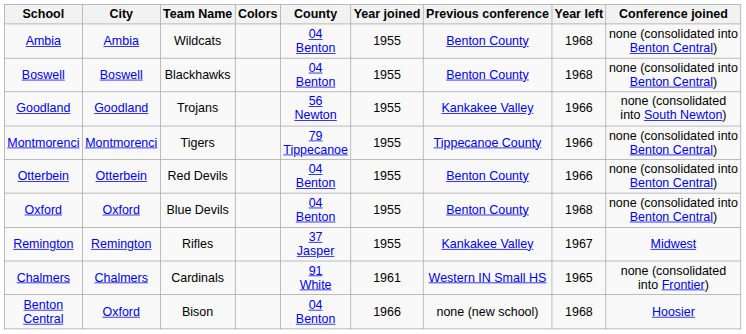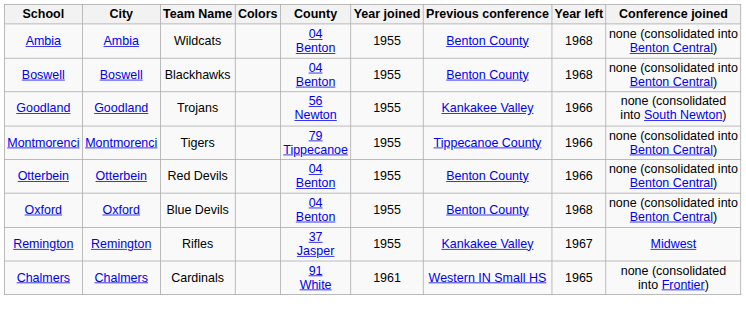- row: (43, 311)
